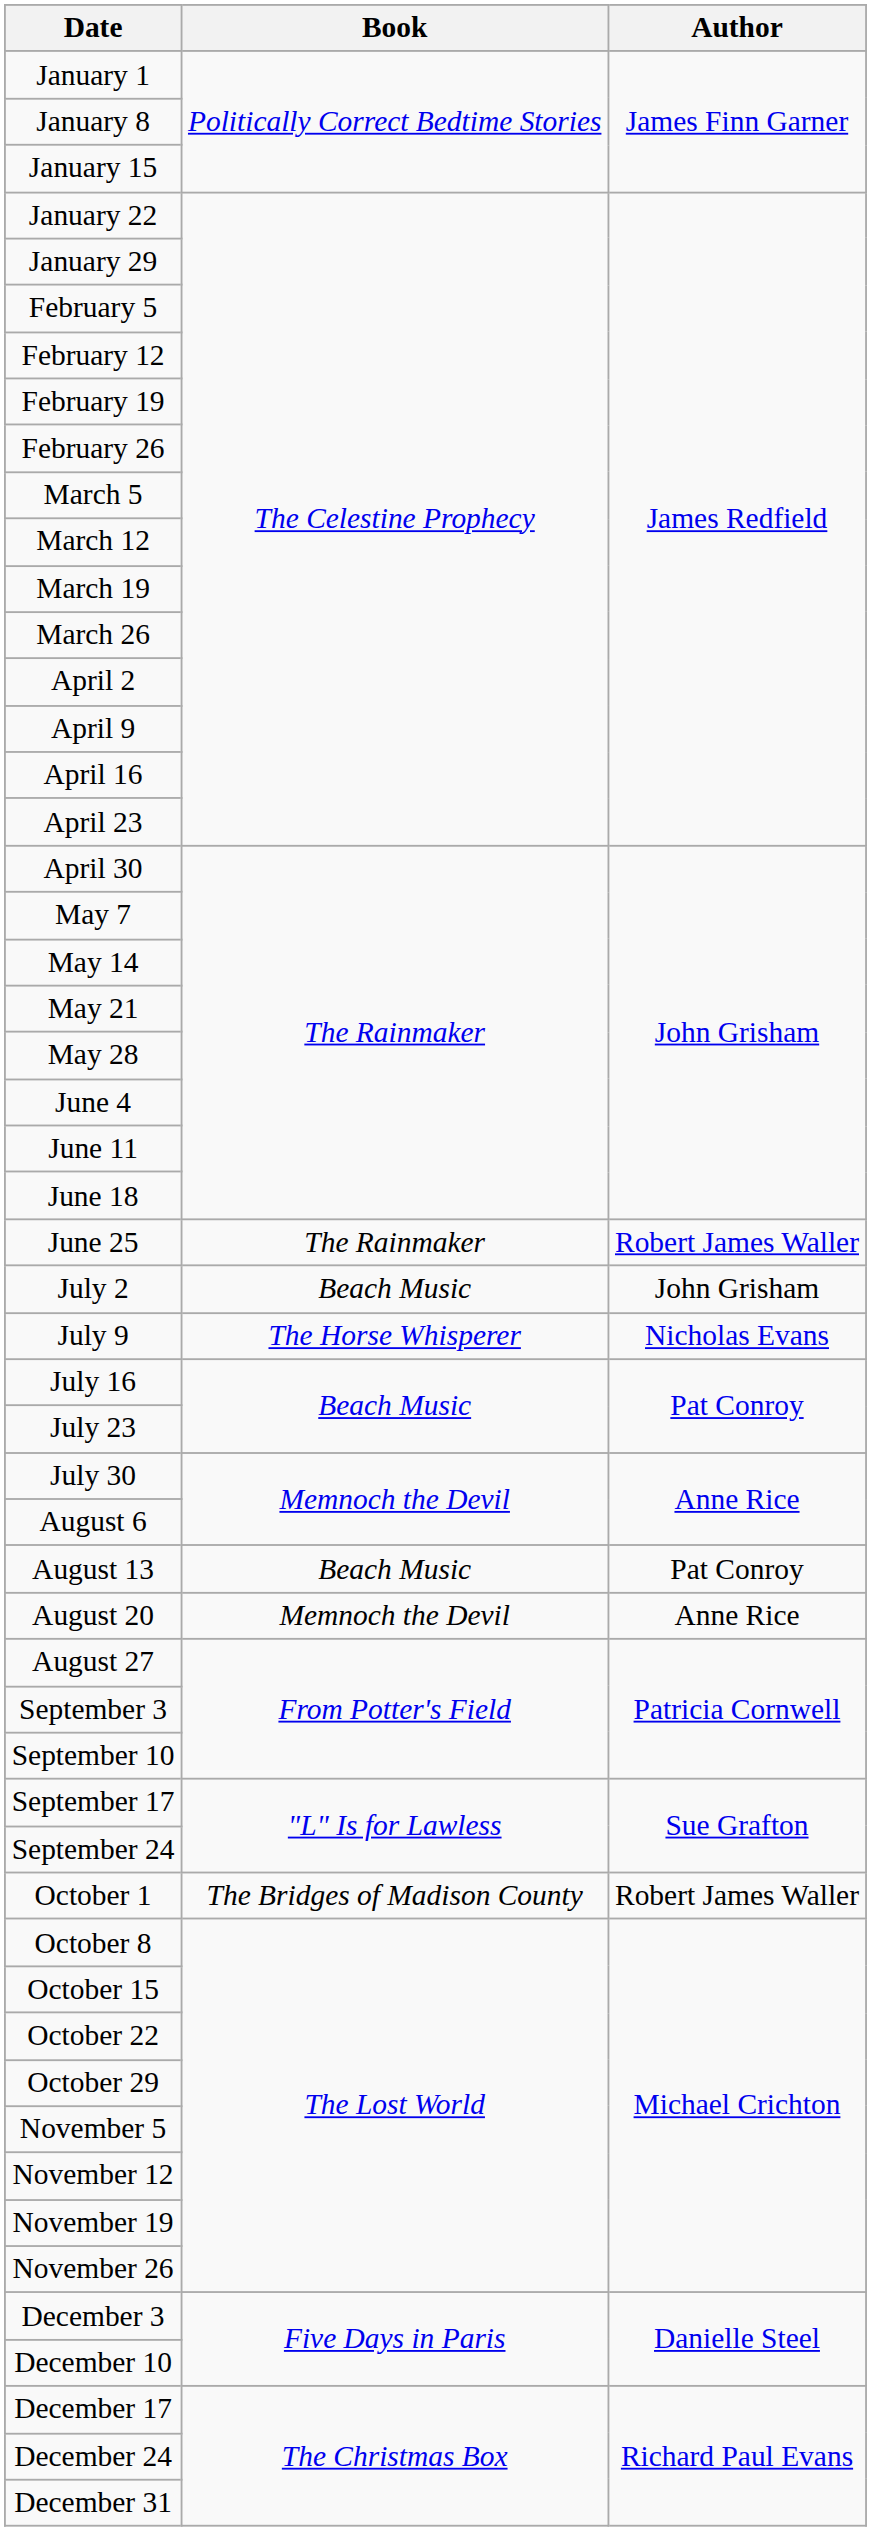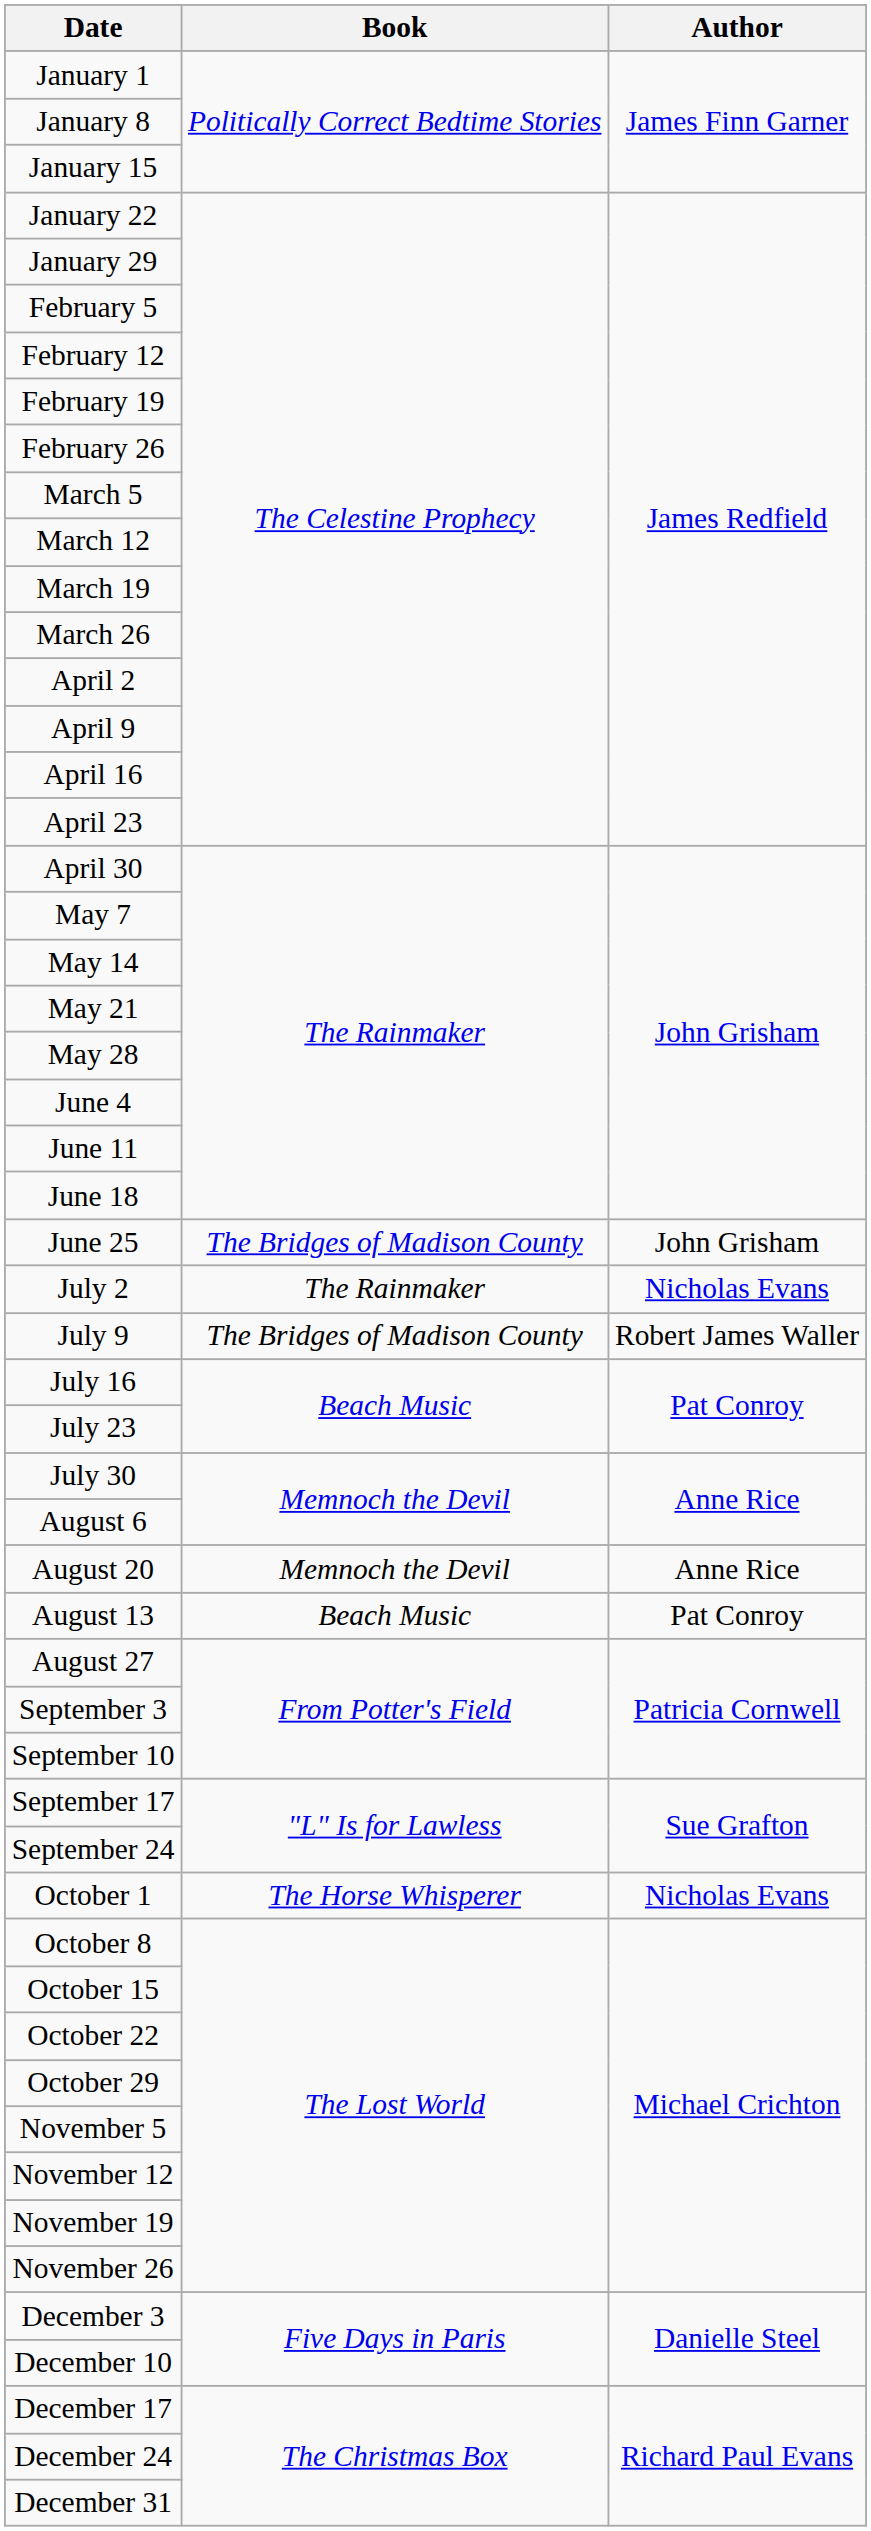(395, 1241) The Rainmaker -> (395, 1241) The Bridges of Madison County
(737, 1241) Robert James Waller -> (737, 1241) John Grisham
(395, 1288) Beach Music -> (395, 1288) The Rainmaker
(737, 1288) John Grisham -> (737, 1288) Nicholas Evans
(395, 1335) The Horse Whisperer -> (395, 1335) The Bridges of Madison County
(737, 1335) Nicholas Evans -> (737, 1335) Robert James Waller
rows swapped: (93, 1568) <-> (93, 1615)
(395, 1895) The Bridges of Madison County -> (395, 1895) The Horse Whisperer
(737, 1895) Robert James Waller -> (737, 1895) Nicholas Evans
